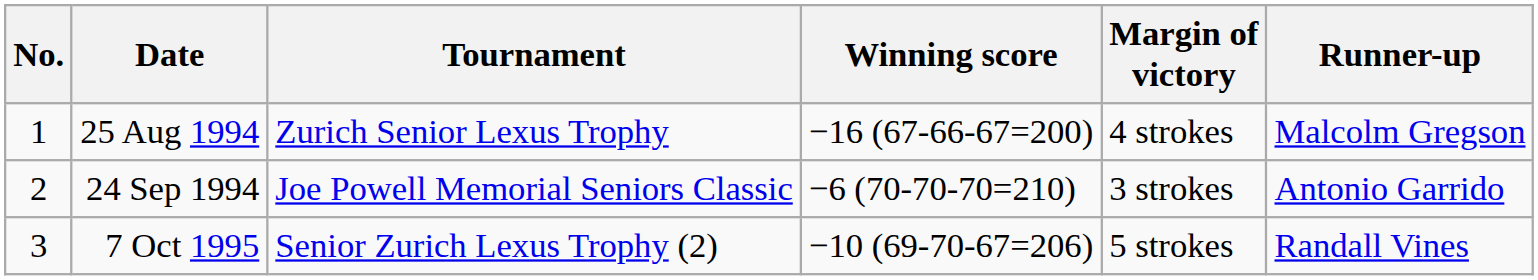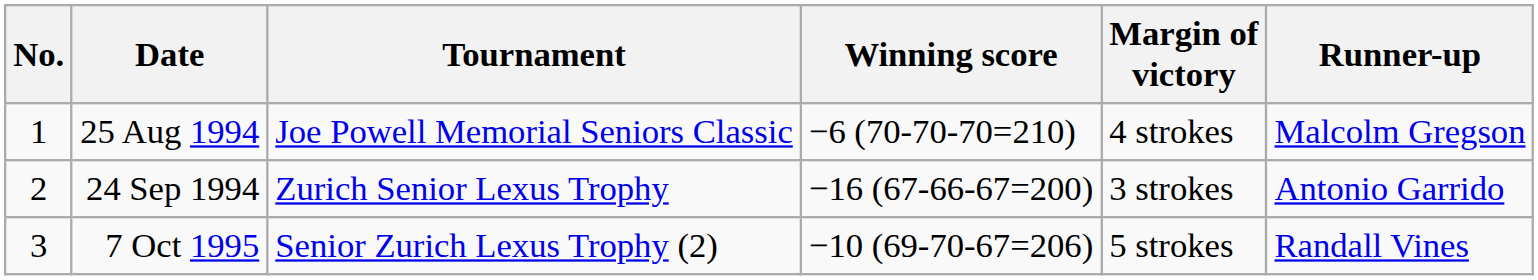(472, 131) Zurich Senior Lexus Trophy -> (534, 131) Joe Powell Memorial Seniors Classic
(951, 131) −16 (67-66-67=200) -> (942, 131) −6 (70-70-70=210)
(534, 188) Joe Powell Memorial Seniors Classic -> (472, 188) Zurich Senior Lexus Trophy
(942, 188) −6 (70-70-70=210) -> (951, 188) −16 (67-66-67=200)
